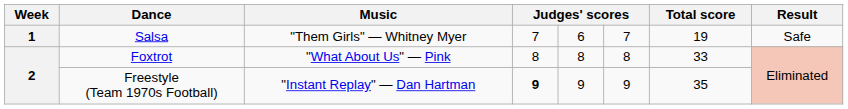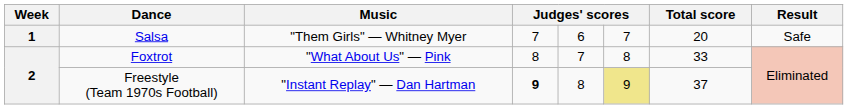(701, 36) 19 -> (701, 36) 20
(581, 57) 8 -> (581, 57) 7
(581, 85) 9 -> (581, 85) 8
(627, 85) no background -> (627, 85) khaki background
(701, 85) 35 -> (701, 85) 37
